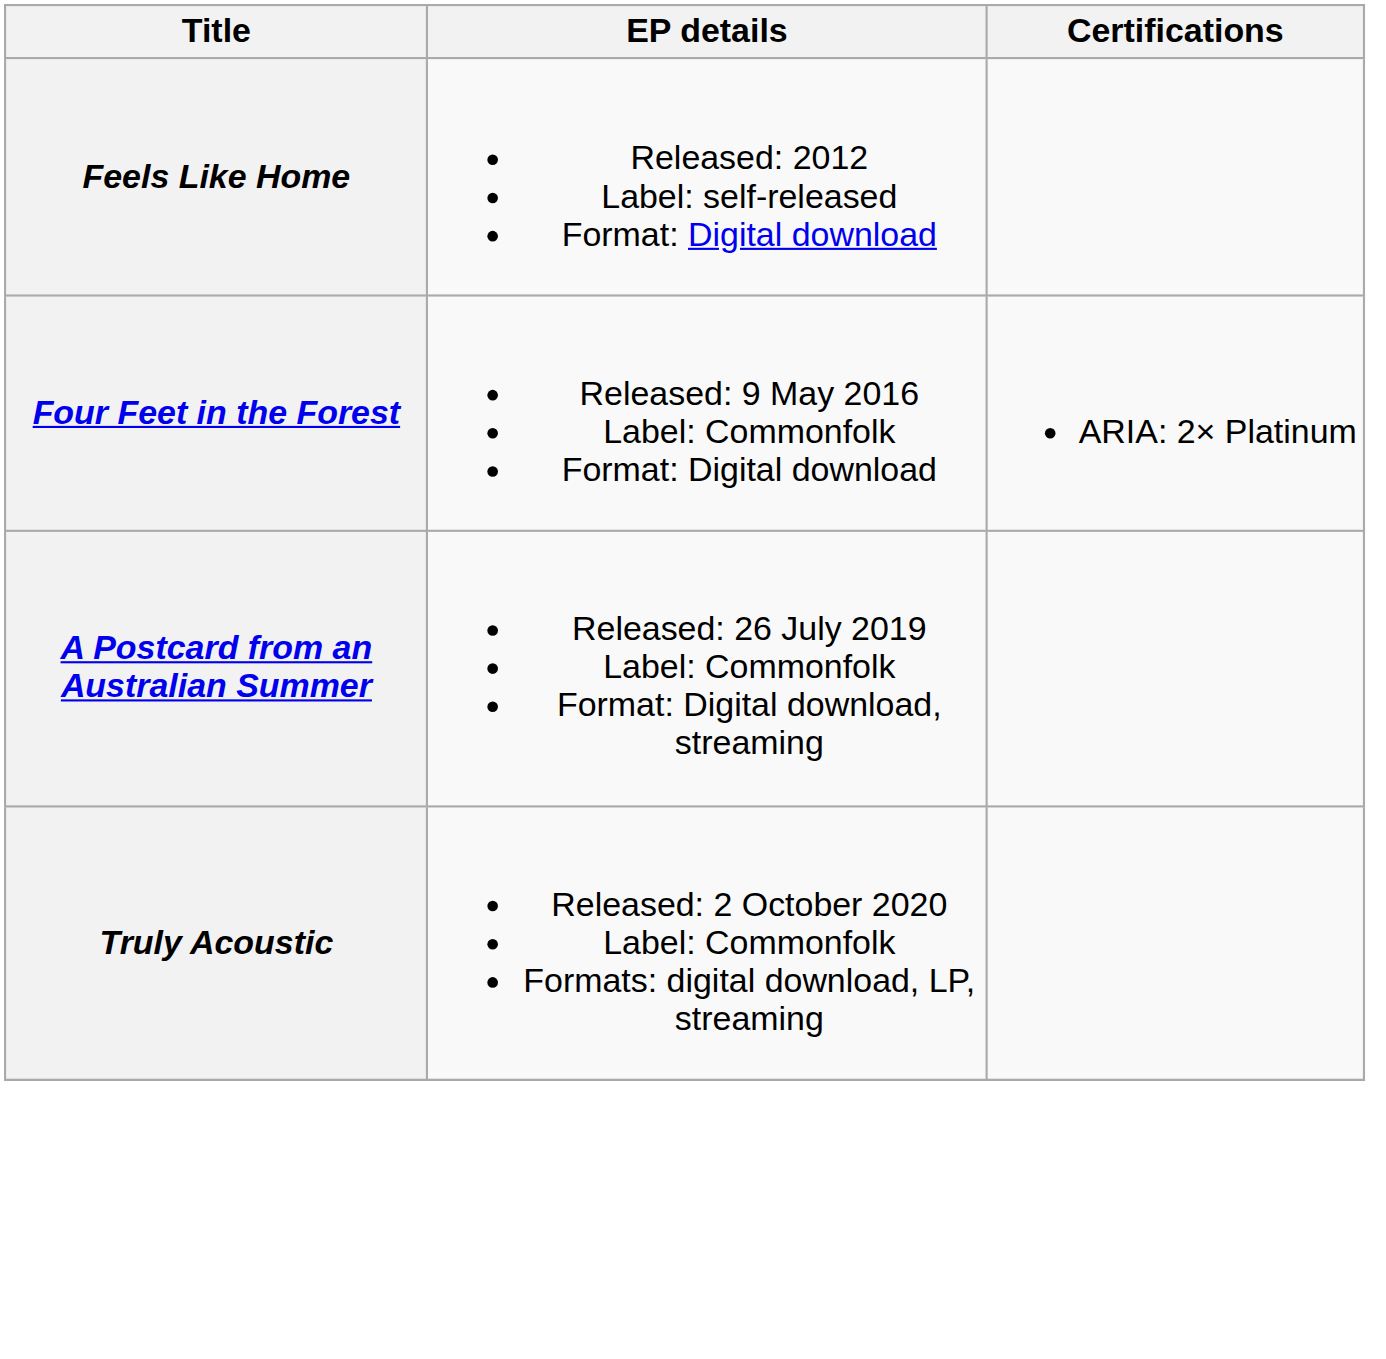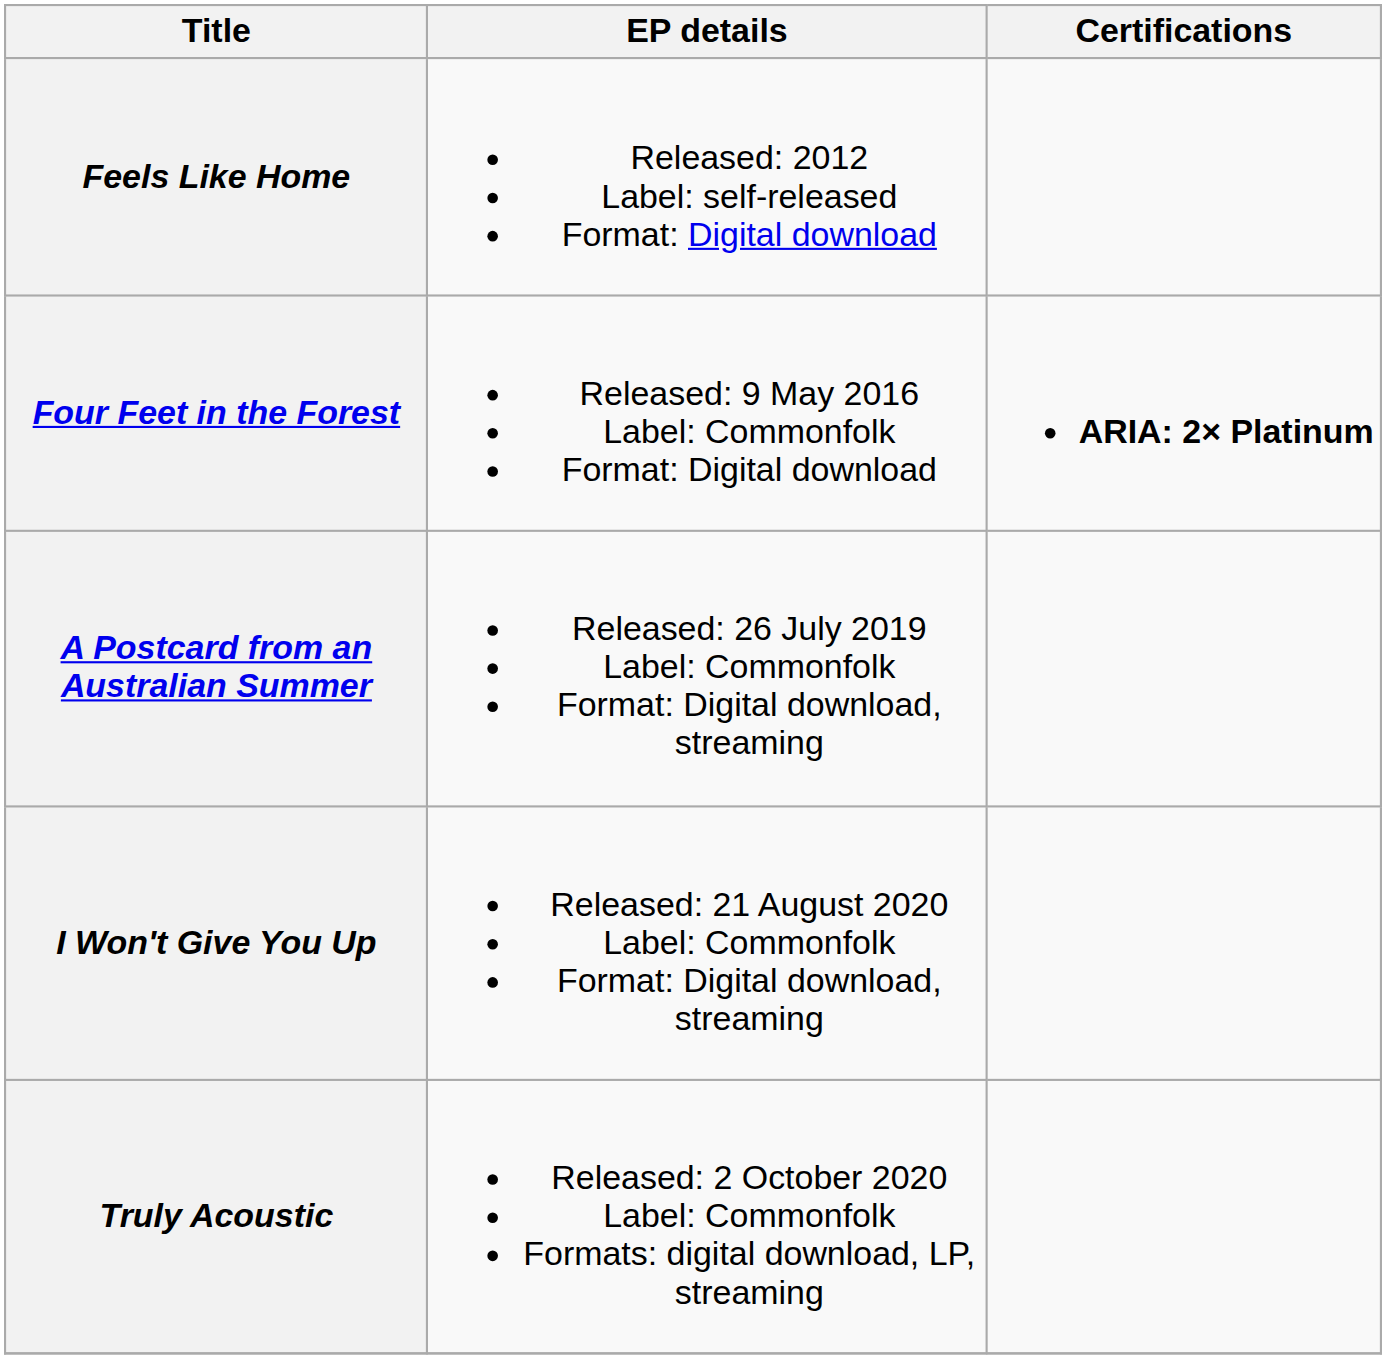(1175, 432) normal -> (1184, 432) bold
+ row: (216, 941)
